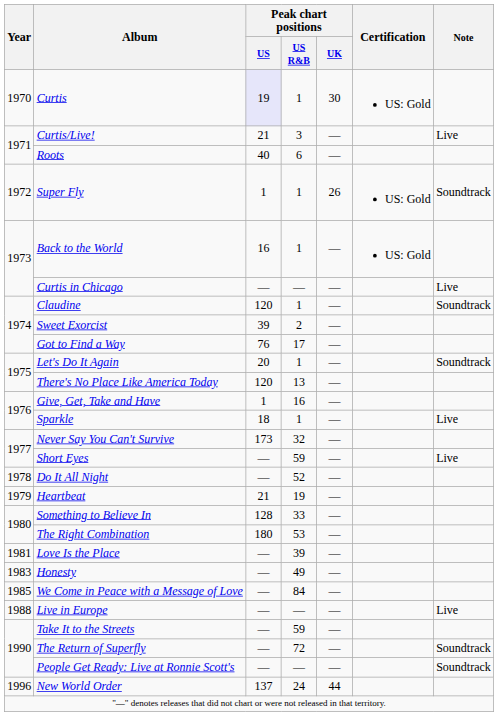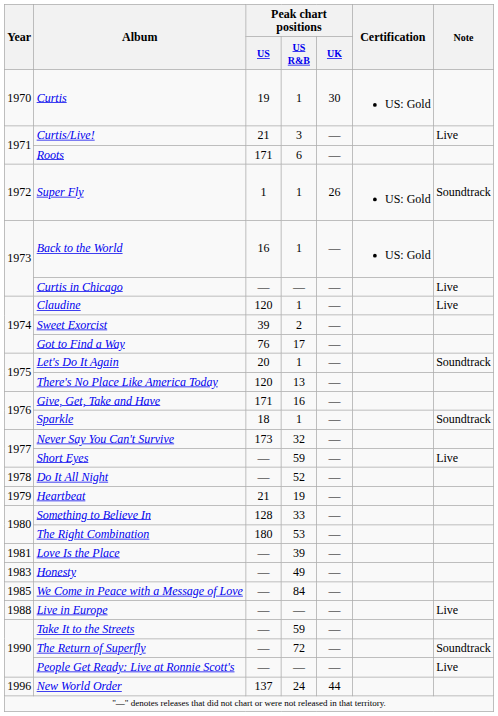(263, 97) lavender background -> (263, 97) no background
(263, 154) 40 -> (263, 154) 171
(464, 305) Soundtrack -> (447, 305) Live
(263, 400) 1 -> (263, 400) 171
(447, 419) Live -> (464, 419) Soundtrack
(464, 667) Soundtrack -> (447, 667) Live
